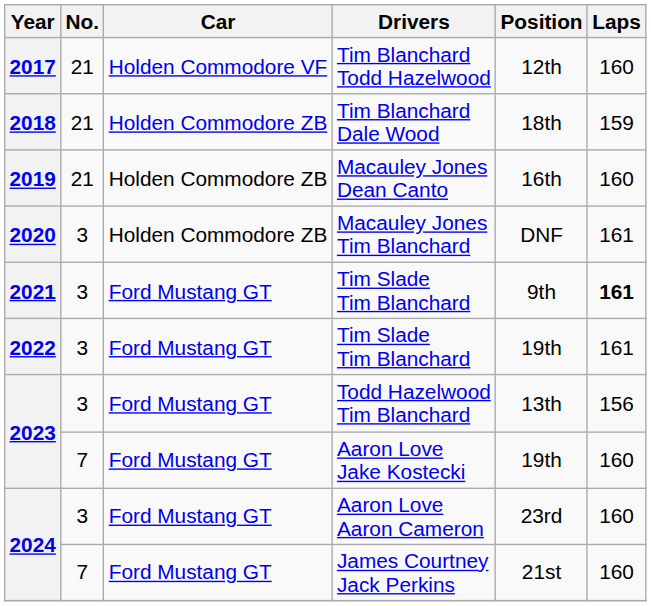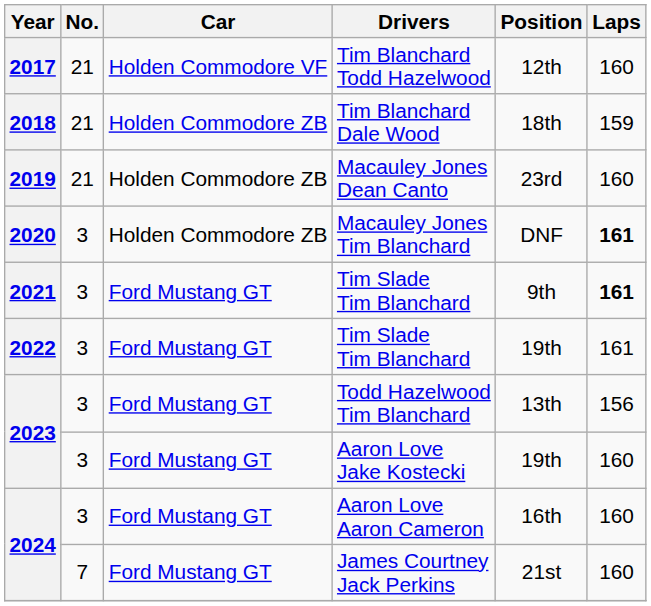(542, 178) 16th -> (542, 178) 23rd
(616, 235) normal -> (616, 235) bold
(82, 460) 7 -> (82, 460) 3
(542, 516) 23rd -> (542, 516) 16th
